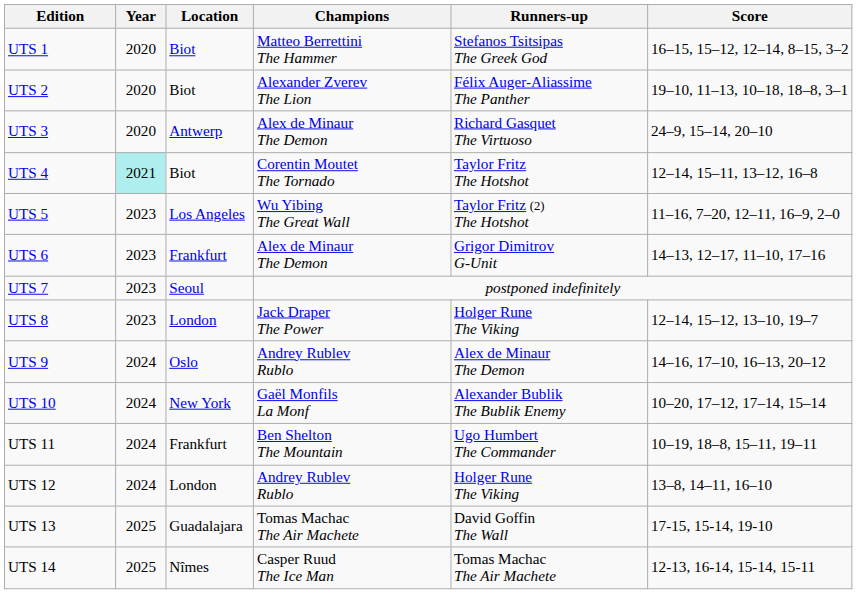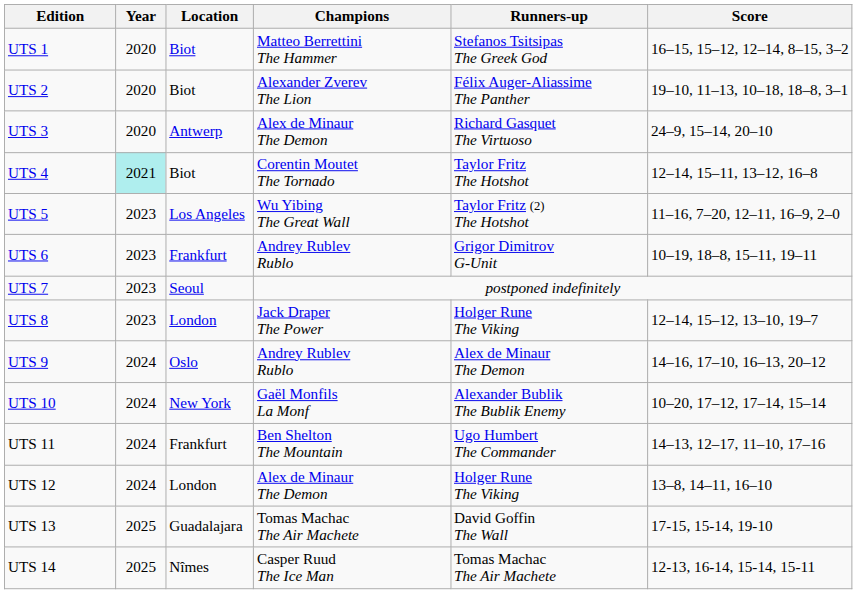(305, 255) Alex de Minaur The Demon -> (304, 255) Andrey Rublev Rublo
(738, 255) 14–13, 12–17, 11–10, 17–16 -> (734, 255) 10–19, 18–8, 15–11, 19–11
(734, 444) 10–19, 18–8, 15–11, 19–11 -> (738, 444) 14–13, 12–17, 11–10, 17–16
(304, 485) Andrey Rublev Rublo -> (305, 485) Alex de Minaur The Demon
